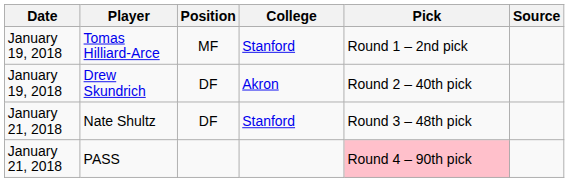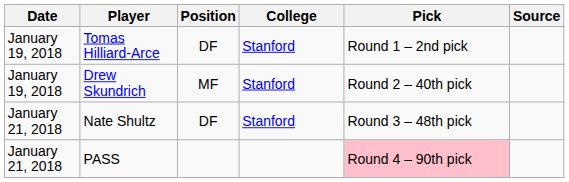(208, 46) MF -> (208, 46) DF
(208, 83) DF -> (208, 83) MF
(260, 83) Akron -> (269, 83) Stanford
